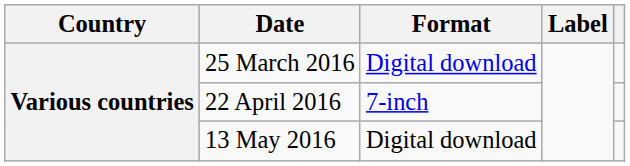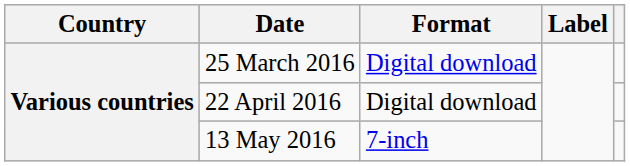(397, 101) 7-inch -> (451, 101) Digital download
(451, 140) Digital download -> (397, 140) 7-inch
